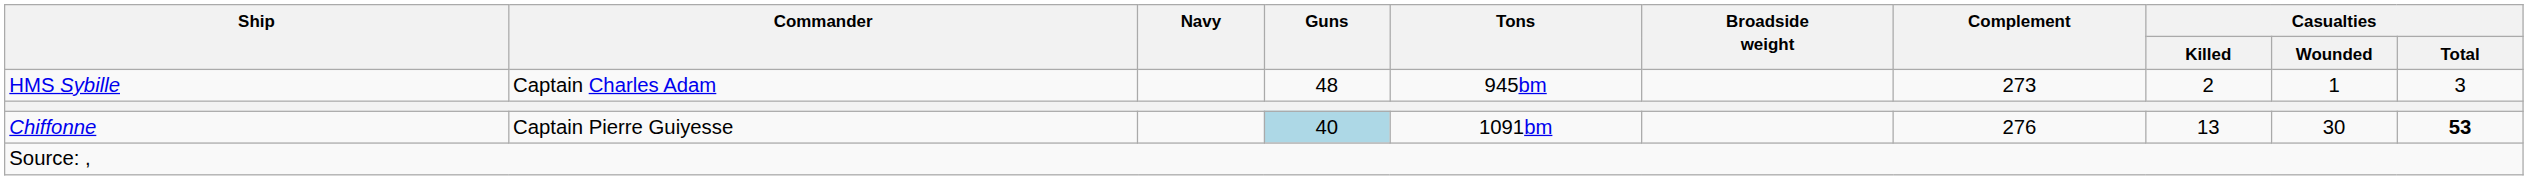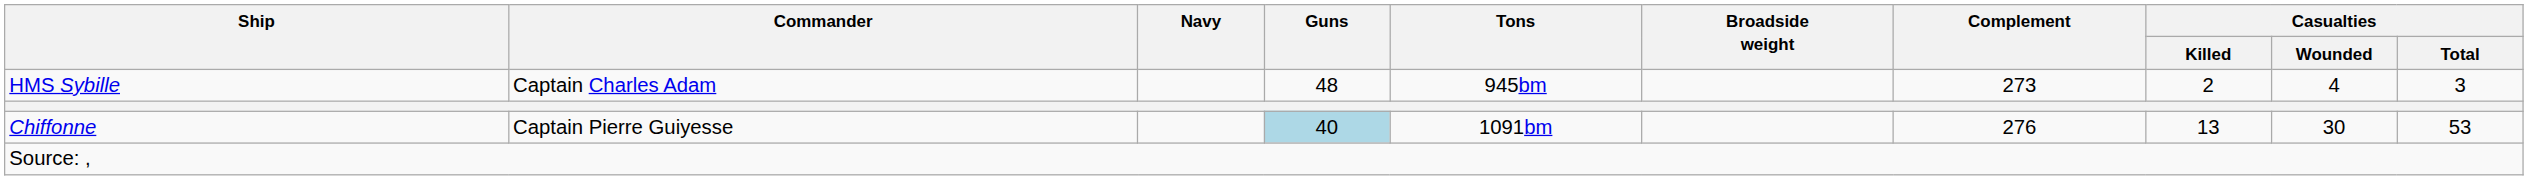(2334, 85) 1 -> (2334, 85) 4
(2460, 126) bold -> (2460, 126) normal
